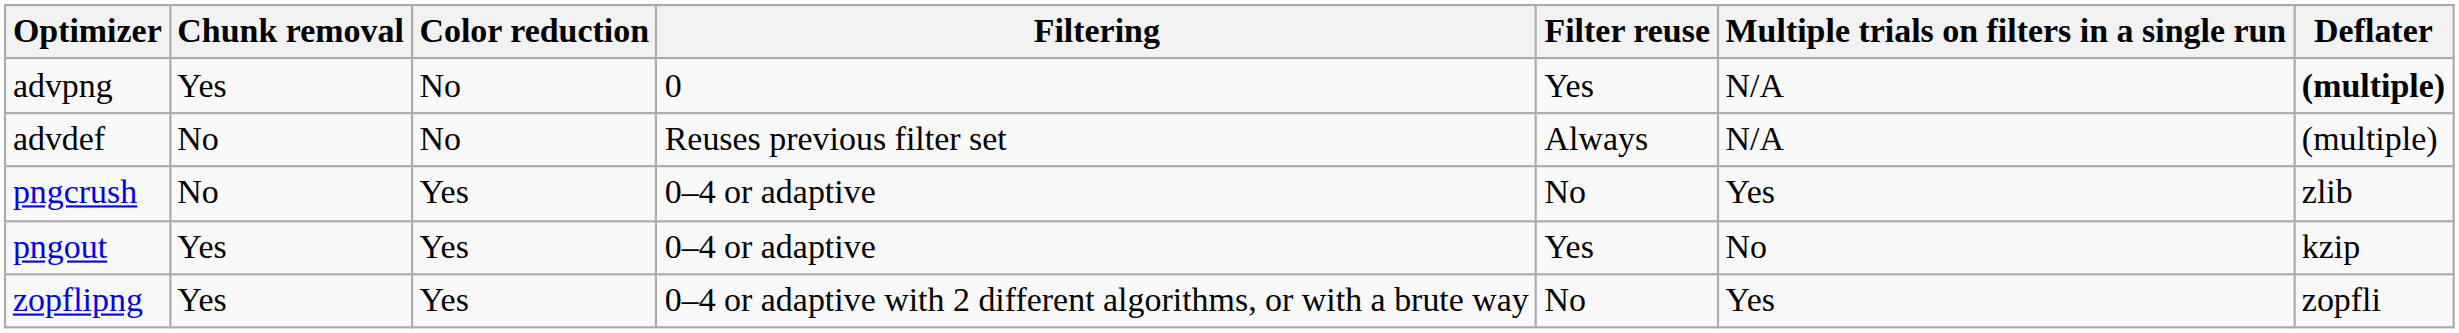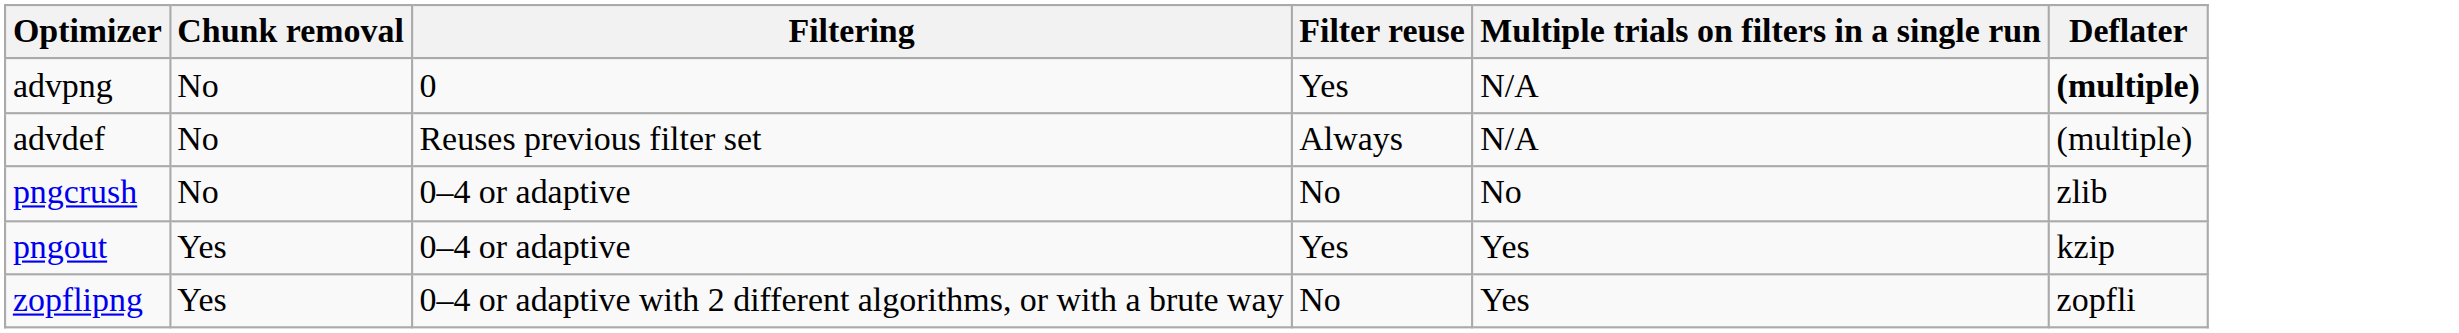- column: (534, 31)
(202, 85) Yes -> (198, 85) No
(1750, 192) Yes -> (1501, 192) No
(1746, 246) No -> (1505, 246) Yes
